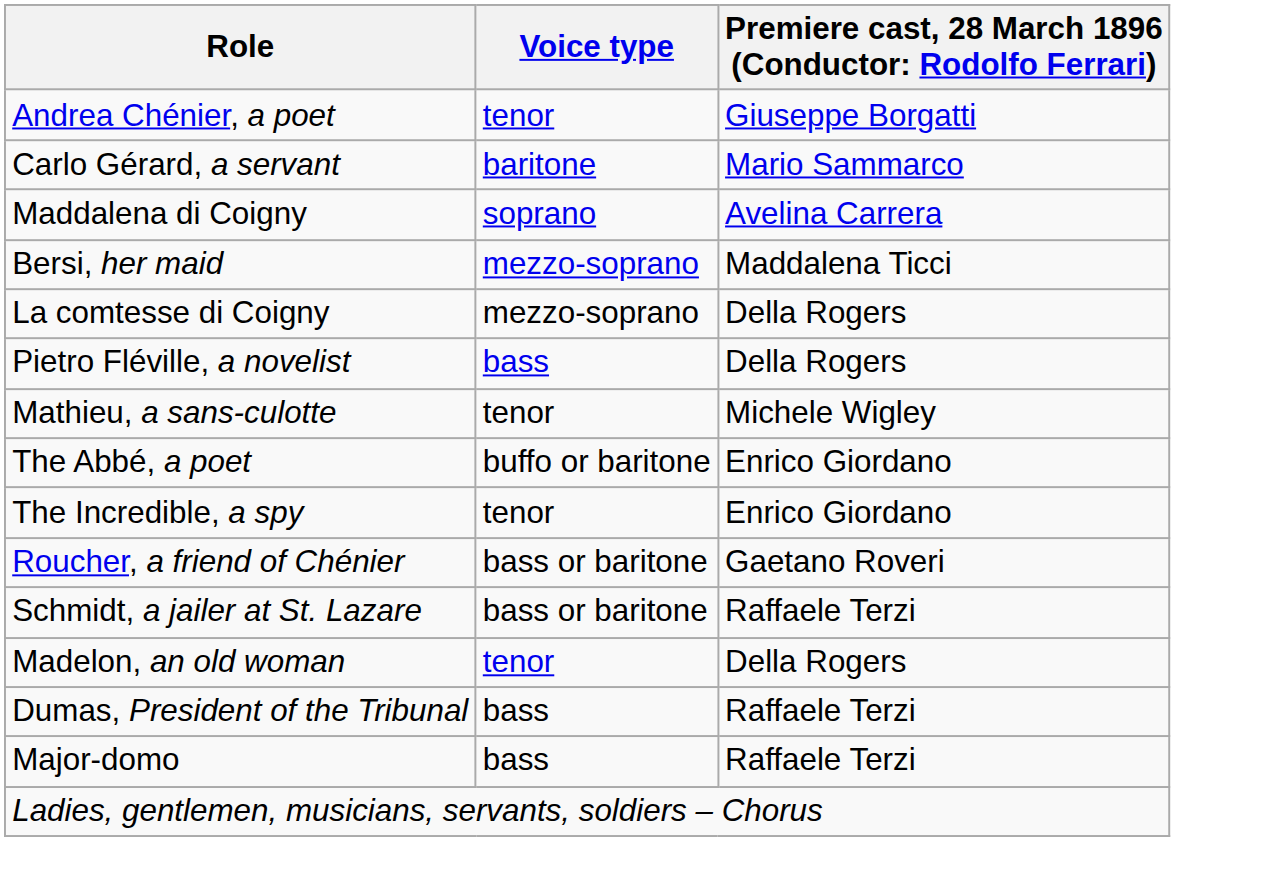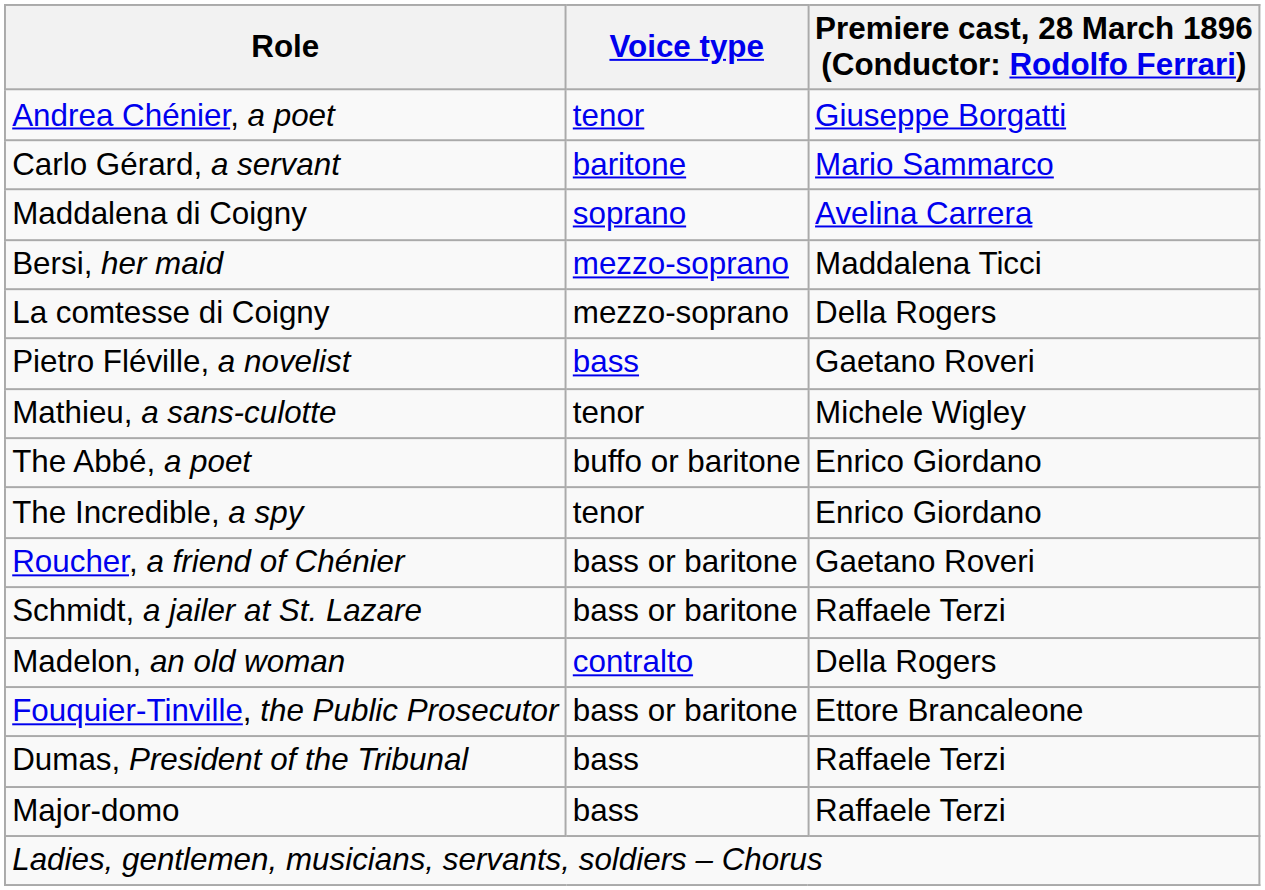(816, 363) Della Rogers -> (925, 363) Gaetano Roveri
(519, 661) tenor -> (633, 661) contralto
+ row: (285, 711)
